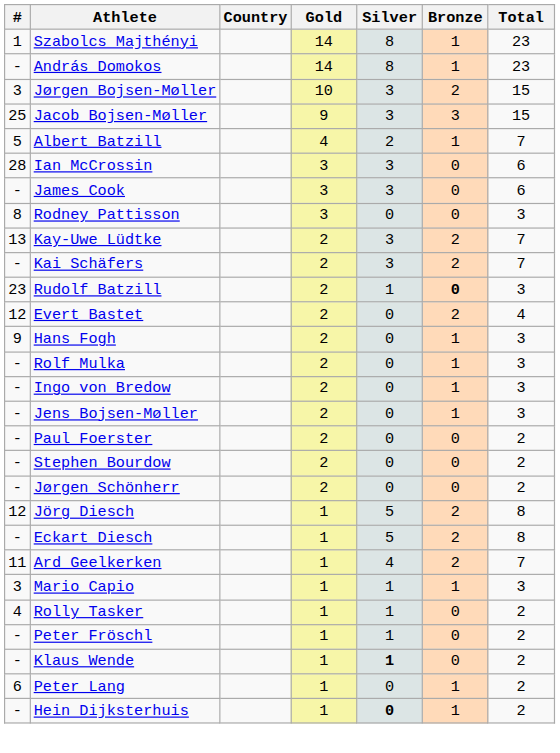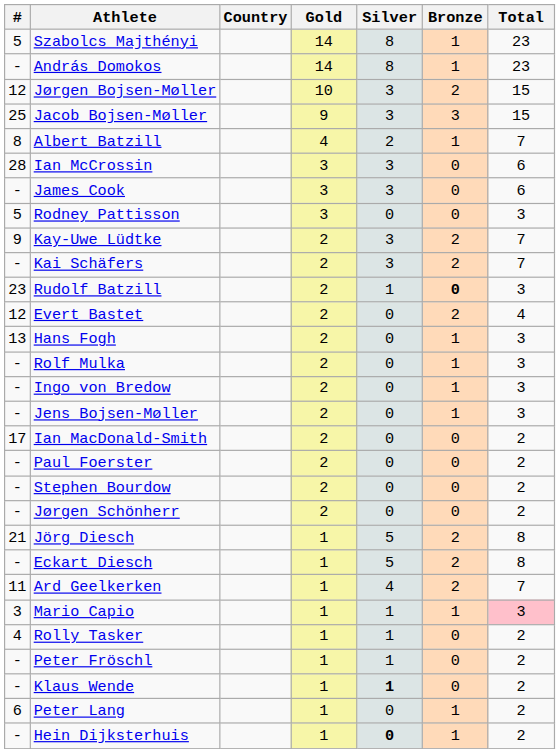(17, 42) 1 -> (17, 42) 5
(17, 91) 3 -> (17, 91) 12
(17, 141) 5 -> (17, 141) 8
(17, 215) 8 -> (17, 215) 5
(17, 240) 13 -> (17, 240) 9
(17, 339) 9 -> (17, 339) 13
+ row: (120, 438)
(17, 513) 12 -> (17, 538) 21
(521, 587) no background -> (521, 612) pink background
